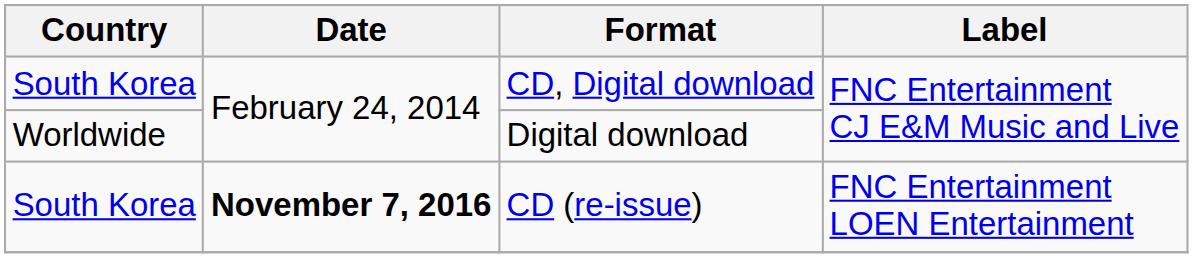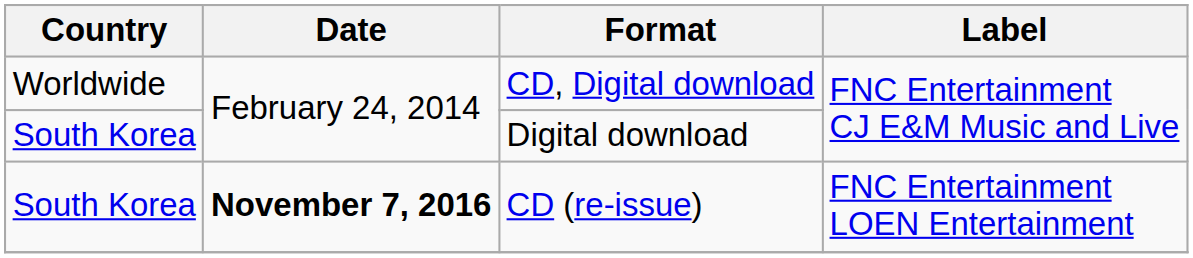(104, 82) South Korea -> (89, 82) Worldwide
(89, 135) Worldwide -> (104, 135) South Korea
